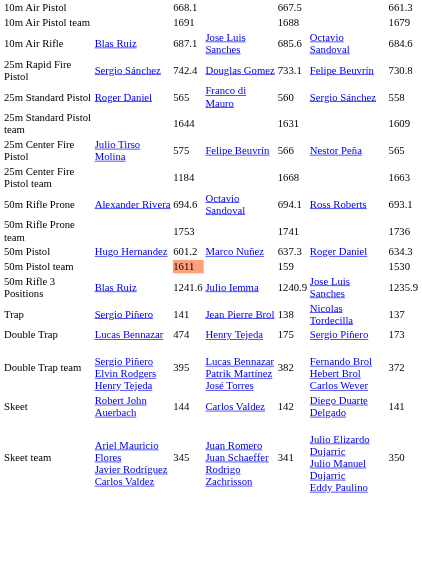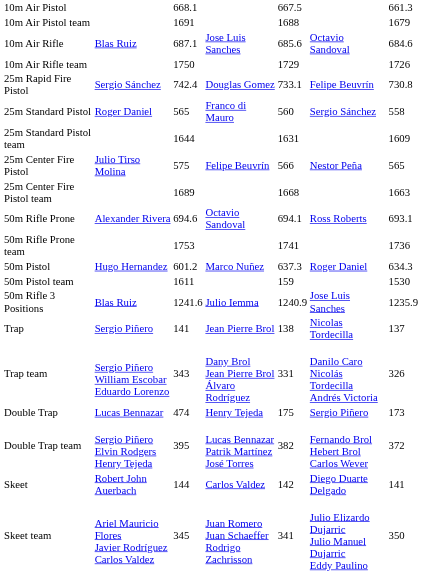+ row: (46, 64)
(184, 177) 1184 -> (184, 192) 1689
(184, 266) lightsalmon background -> (184, 281) no background
+ row: (26, 374)
